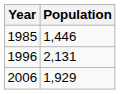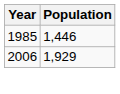- row: (22, 57)
